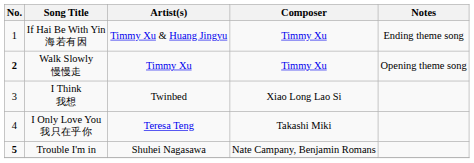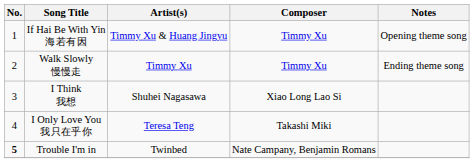(424, 36) Ending theme song -> (424, 36) Opening theme song
(14, 66) bold -> (14, 66) normal
(424, 66) Opening theme song -> (424, 66) Ending theme song
(169, 96) Twinbed -> (169, 96) Shuhei Nagasawa
(169, 149) Shuhei Nagasawa -> (169, 149) Twinbed
